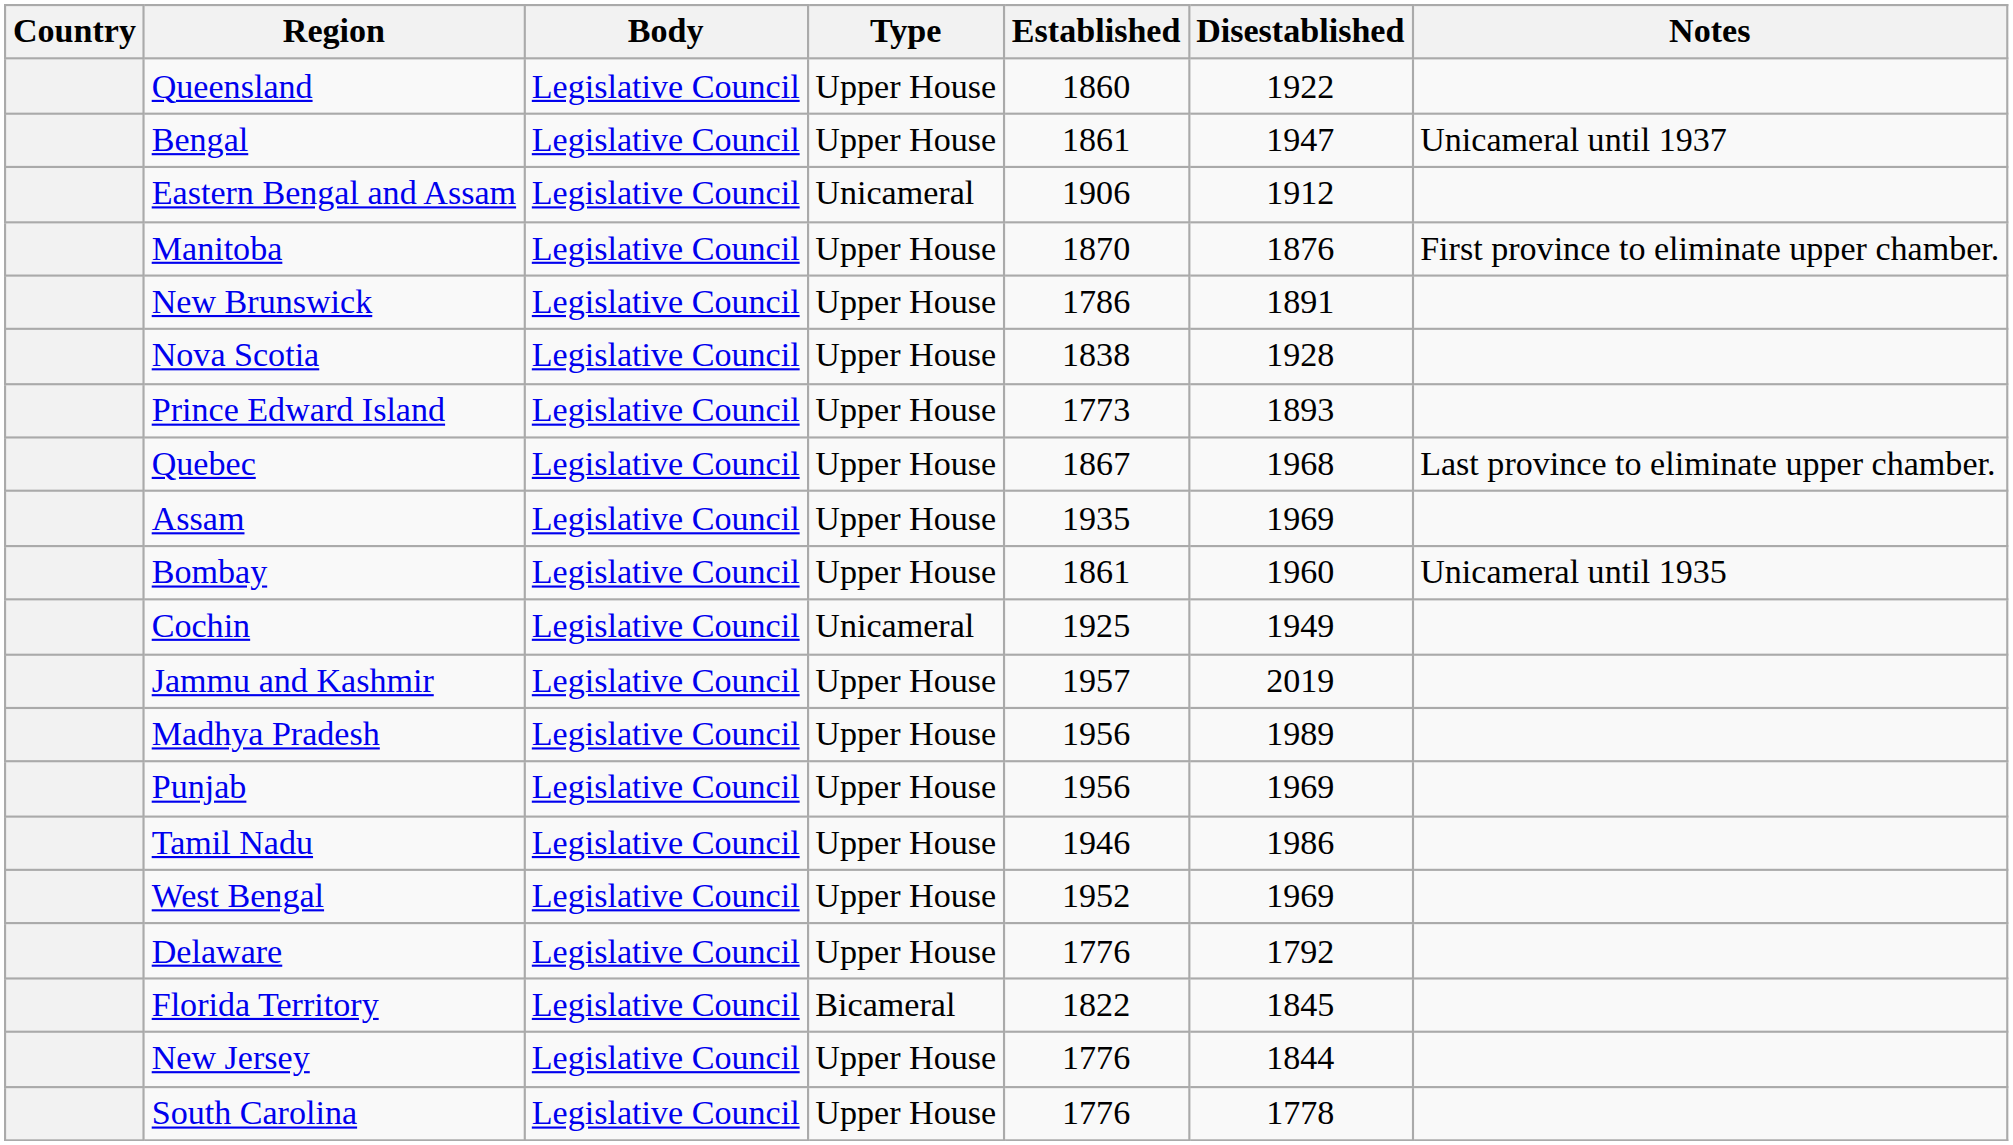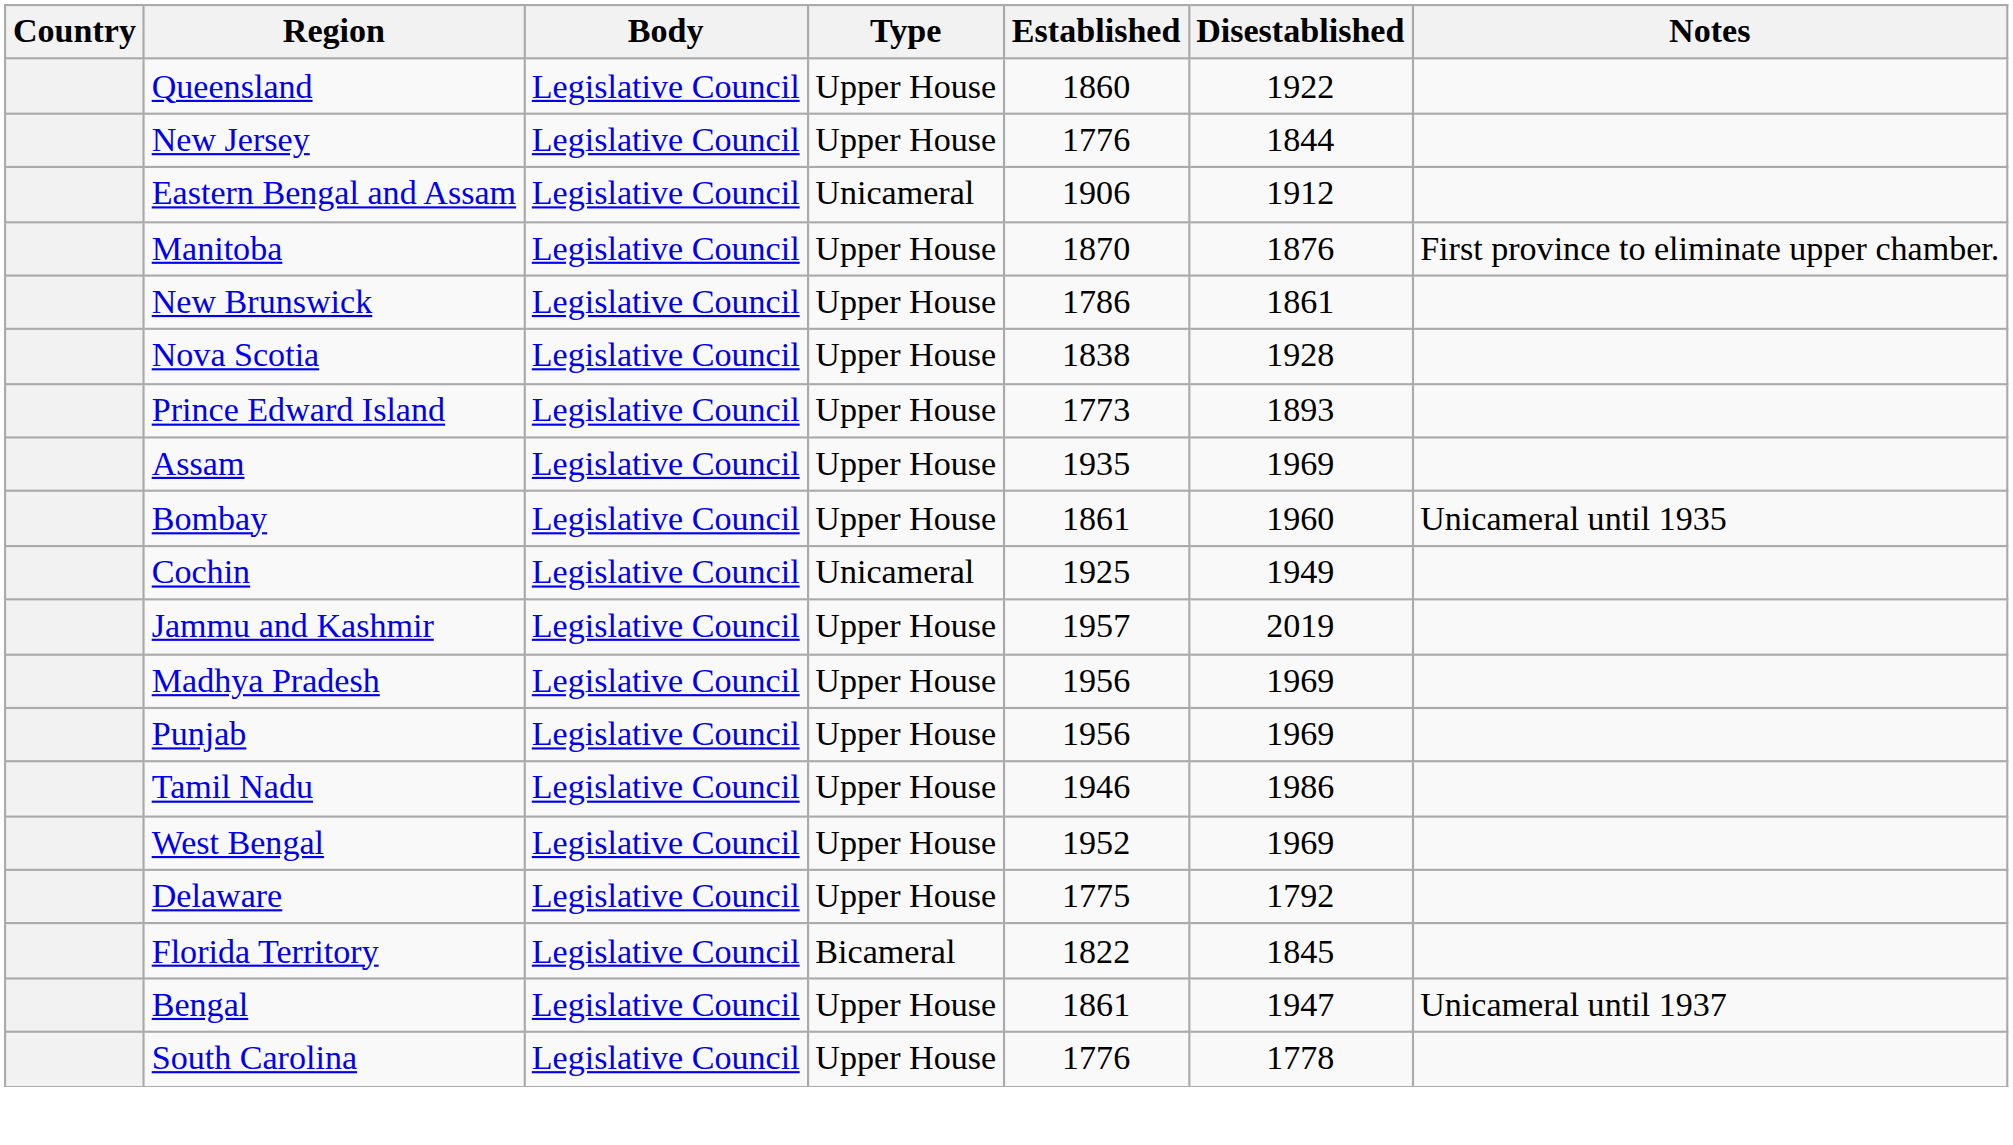rows swapped: (200, 139) <-> (231, 1058)
(1300, 301) 1891 -> (1300, 301) 1861
- row: (204, 463)
(1300, 734) 1989 -> (1300, 680) 1969
(1096, 950) 1776 -> (1096, 896) 1775
